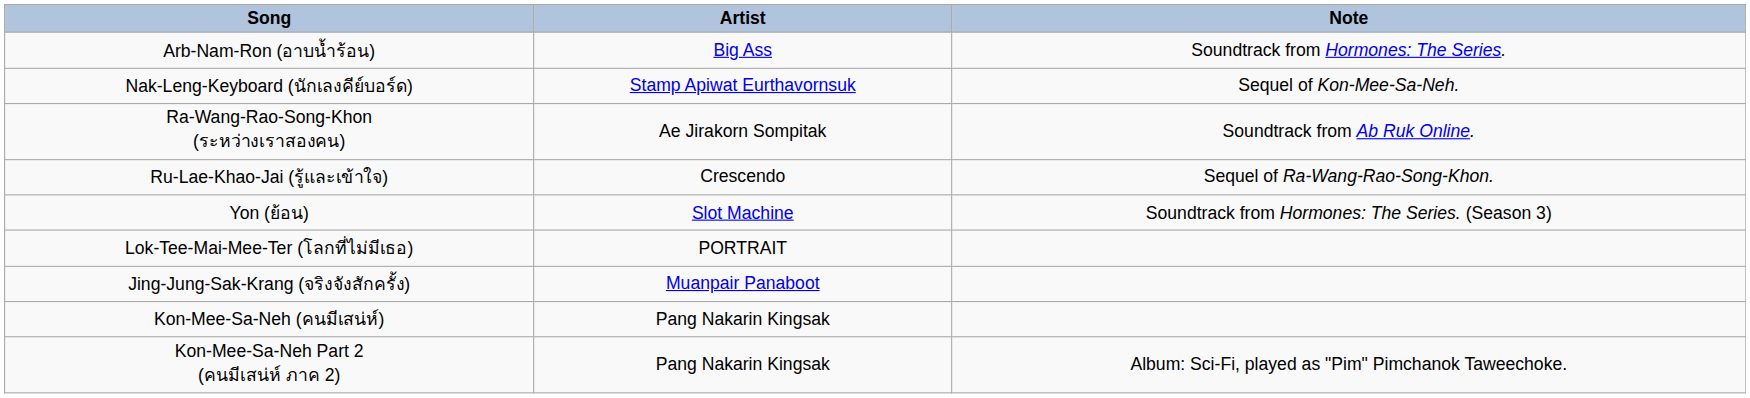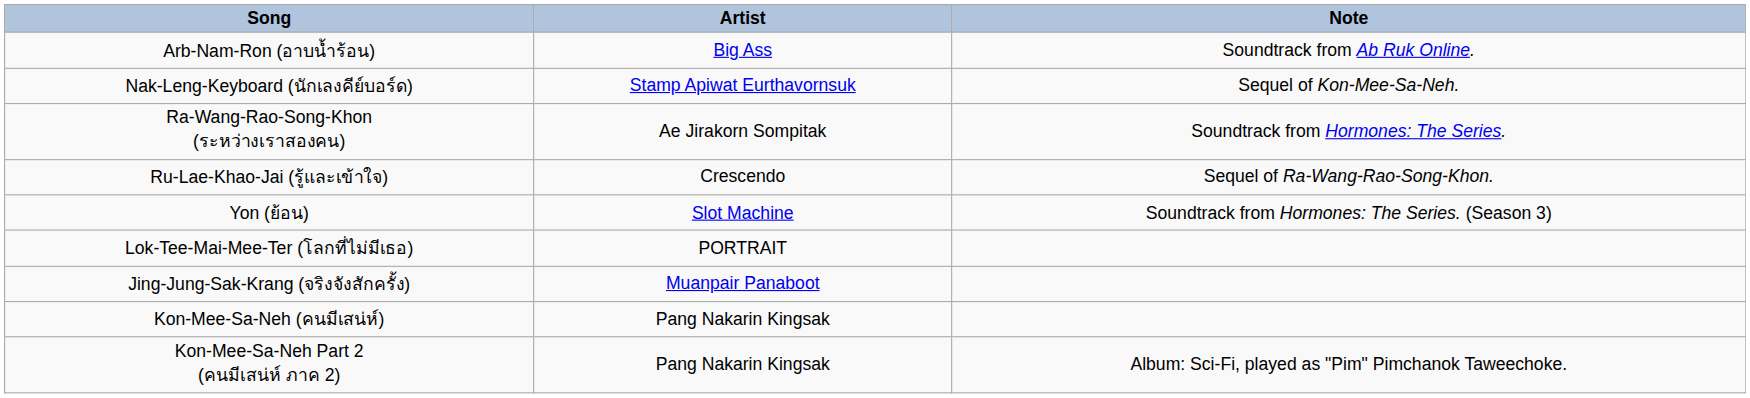(1349, 50) Soundtrack from Hormones: The Series. -> (1349, 50) Soundtrack from Ab Ruk Online.
(1349, 131) Soundtrack from Ab Ruk Online. -> (1349, 131) Soundtrack from Hormones: The Series.
